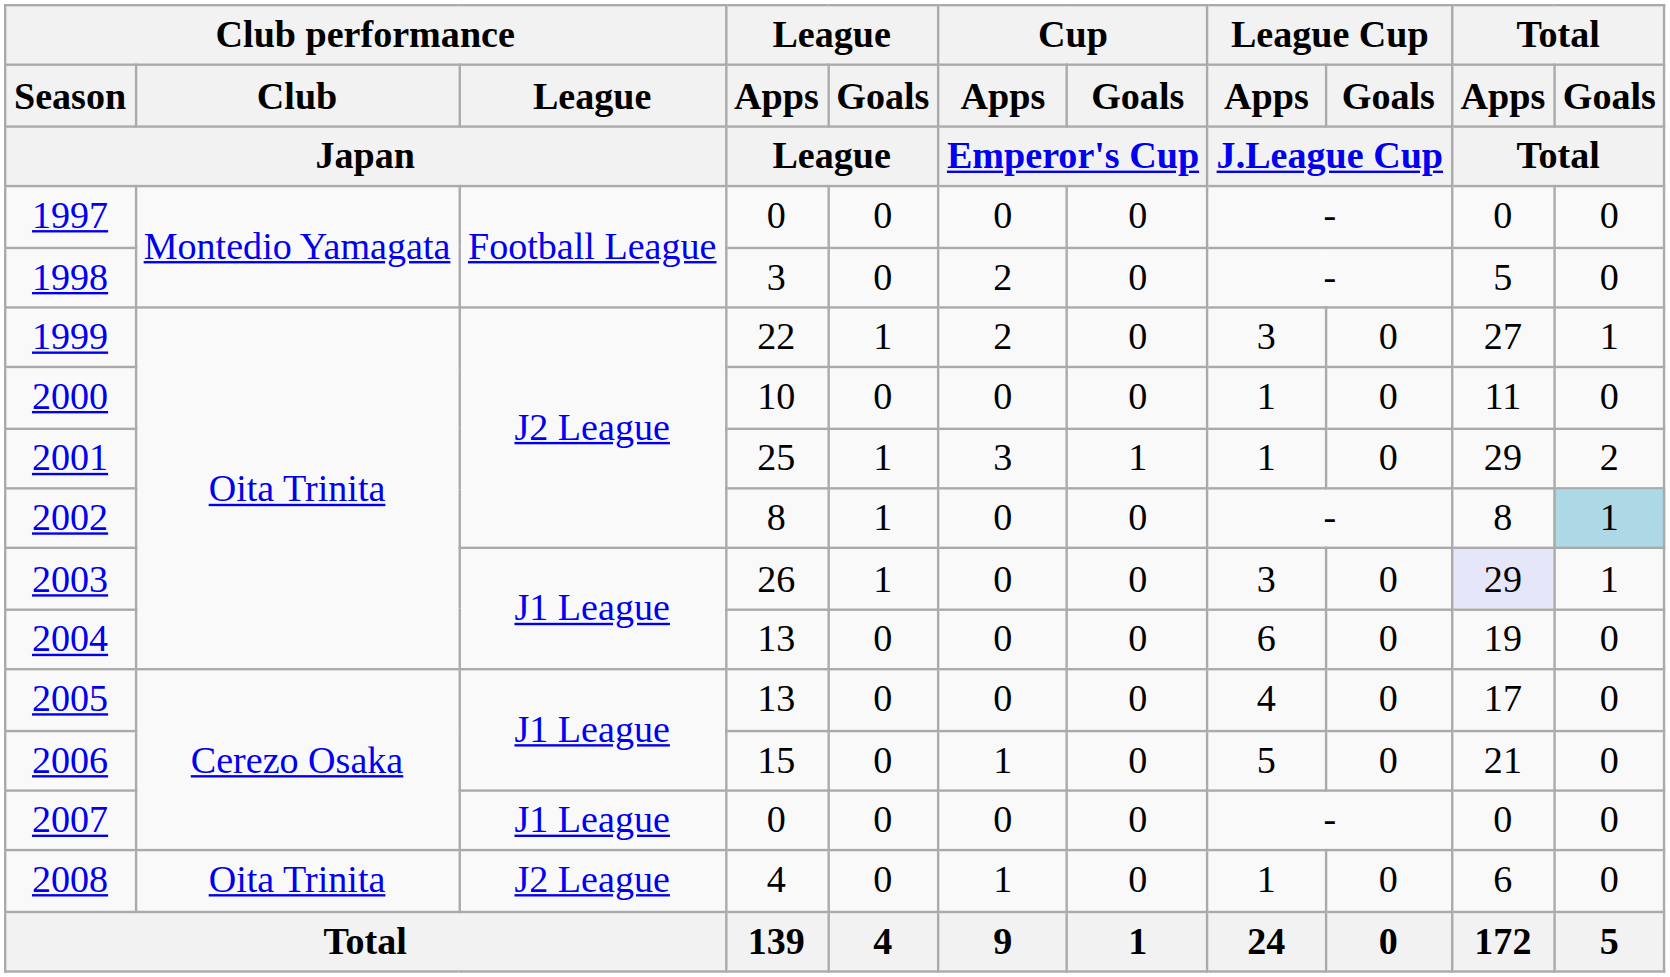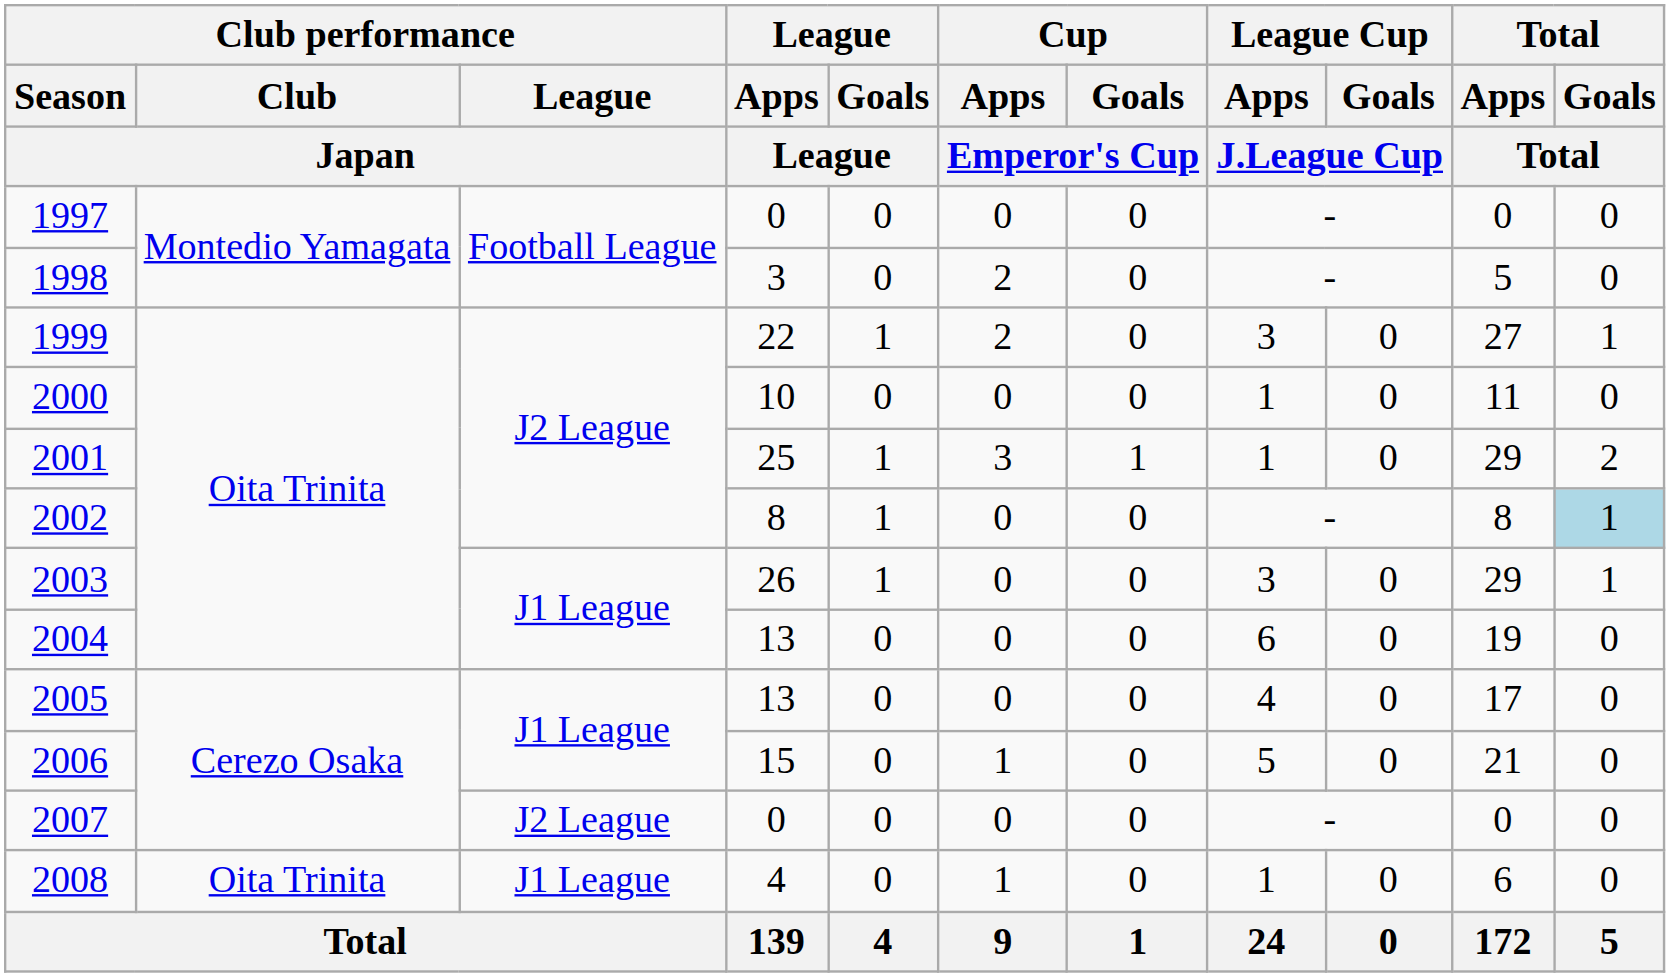(1503, 578) lavender background -> (1503, 578) no background
(592, 819) J1 League -> (592, 819) J2 League
(592, 880) J2 League -> (592, 880) J1 League
